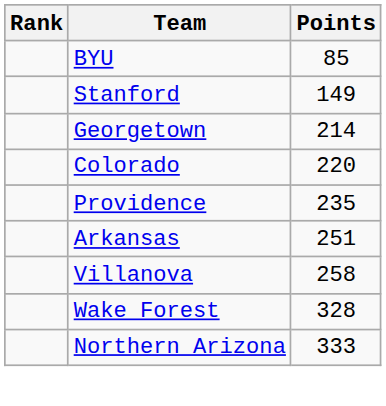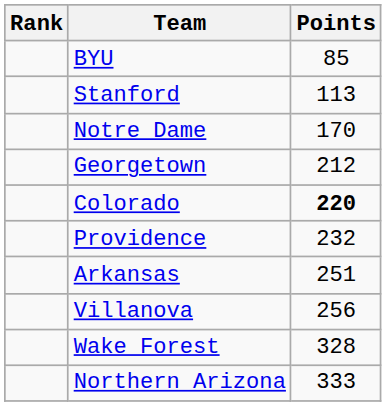(336, 95) 149 -> (336, 95) 113
+ row: (140, 131)
(336, 131) 214 -> (336, 167) 212
(336, 167) normal -> (336, 203) bold
(336, 203) 235 -> (336, 239) 232
(336, 275) 258 -> (336, 311) 256
